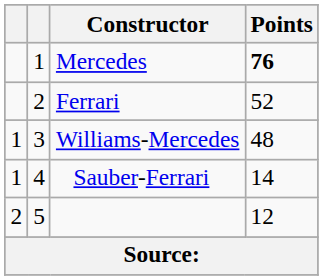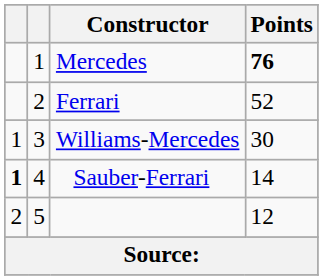(262, 139) 48 -> (262, 139) 30
(16, 177) normal -> (16, 177) bold
